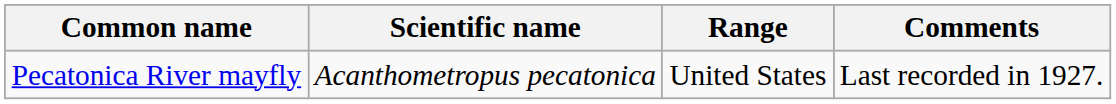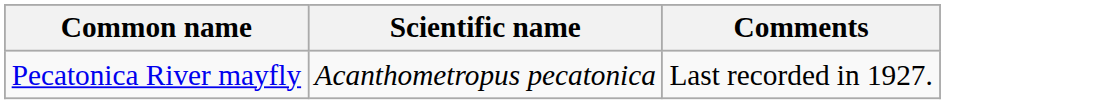- column: (748, 27)
